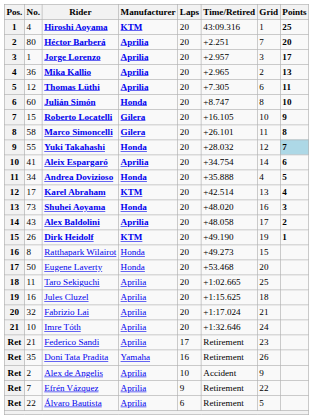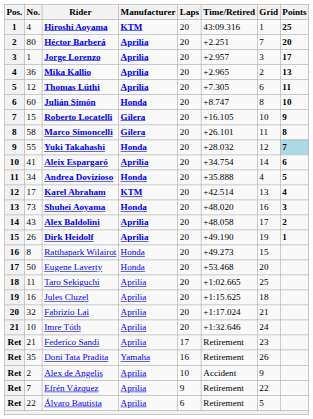(131, 237) KTM -> (135, 237) Aprilia
